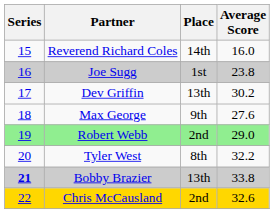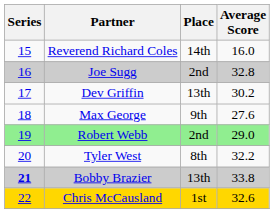(199, 72) 1st -> (199, 72) 2nd
(243, 72) 23.8 -> (243, 72) 32.8
(199, 198) 2nd -> (199, 198) 1st
